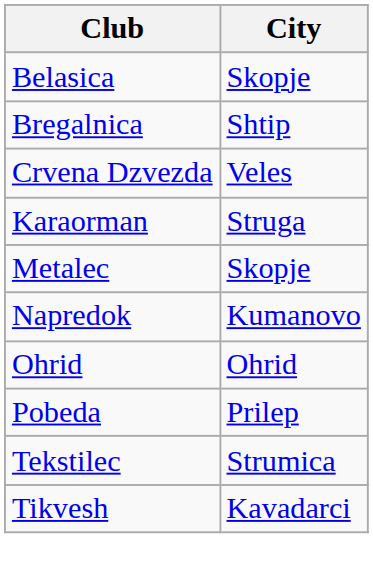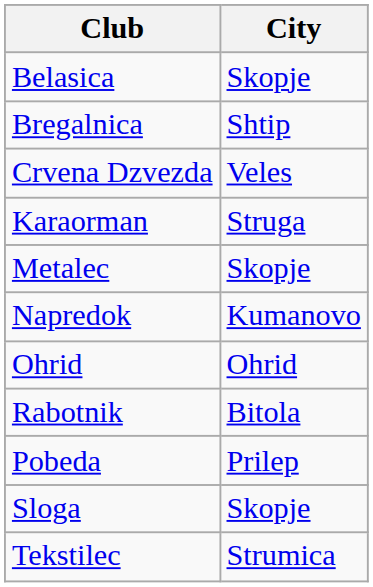+ row: (67, 412)
+ row: (46, 508)
- row: (60, 508)
